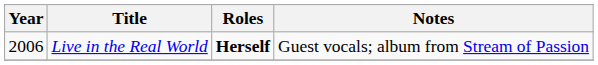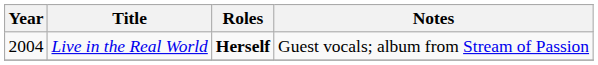(26, 45) 2006 -> (26, 45) 2004
